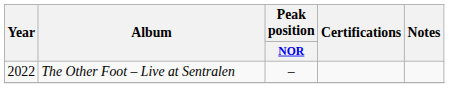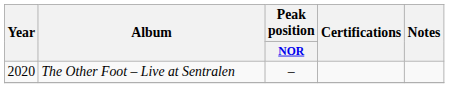(21, 72) 2022 -> (21, 72) 2020
